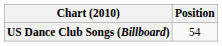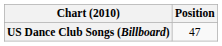(195, 31) 54 -> (195, 31) 47
